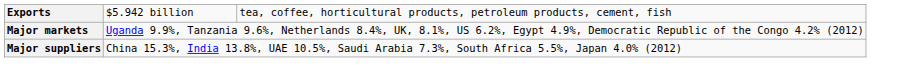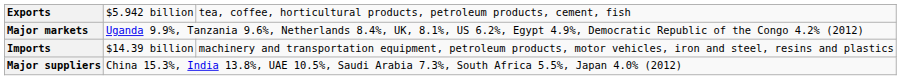+ row: (29, 48)
